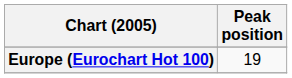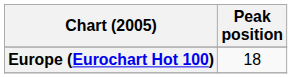(252, 60) 19 -> (252, 60) 18
